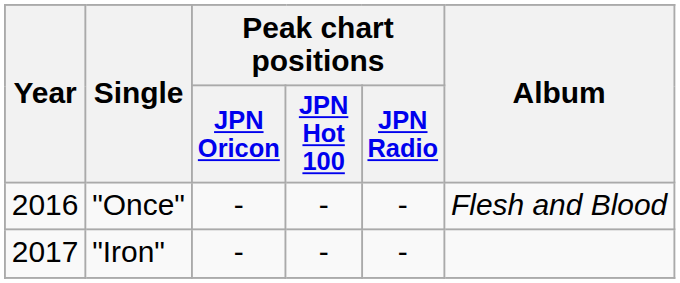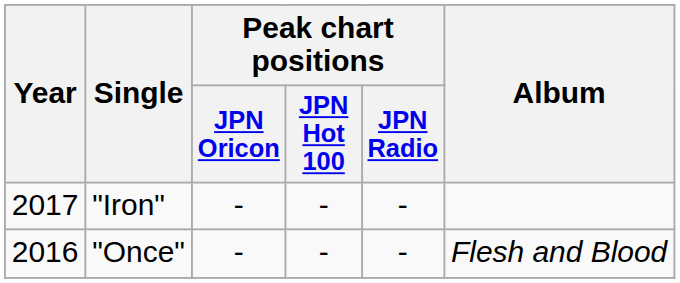rows swapped: (139, 205) <-> (129, 252)
